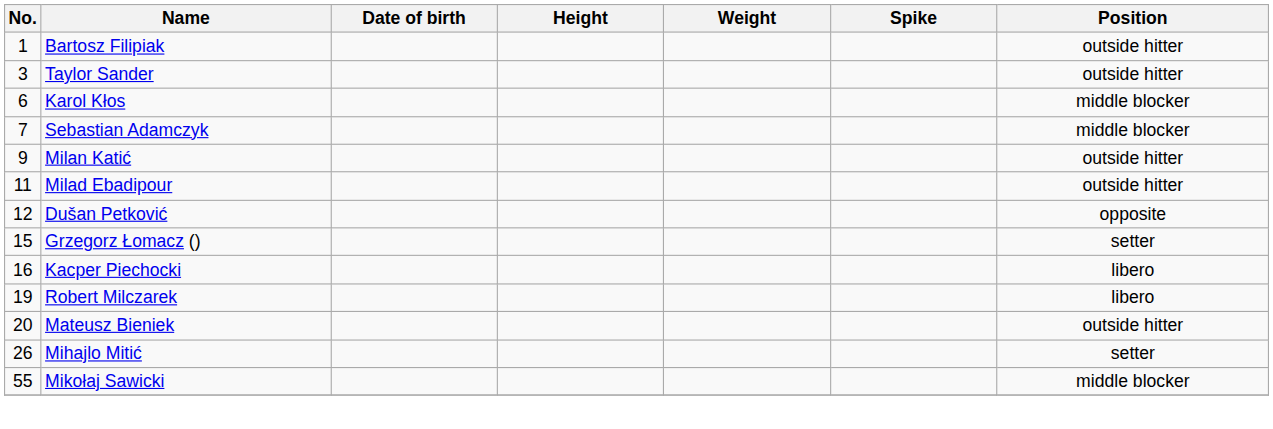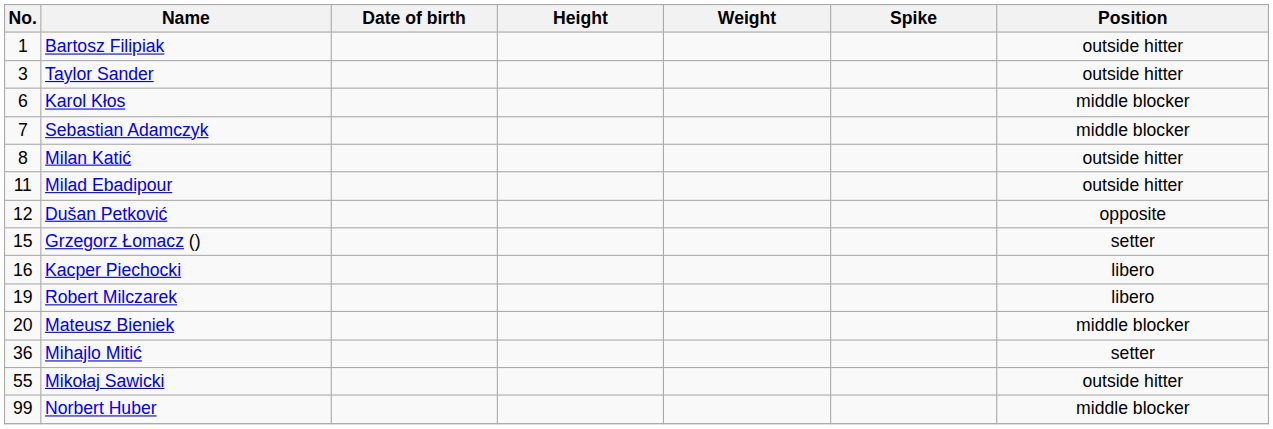(23, 158) 9 -> (23, 158) 8
(1133, 325) outside hitter -> (1133, 325) middle blocker
(23, 353) 26 -> (23, 353) 36
(1133, 381) middle blocker -> (1133, 381) outside hitter
+ row: (101, 409)
